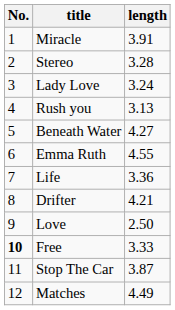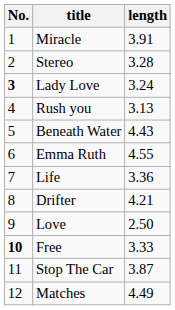(11, 85) normal -> (11, 85) bold
(141, 131) 4.27 -> (141, 131) 4.43
